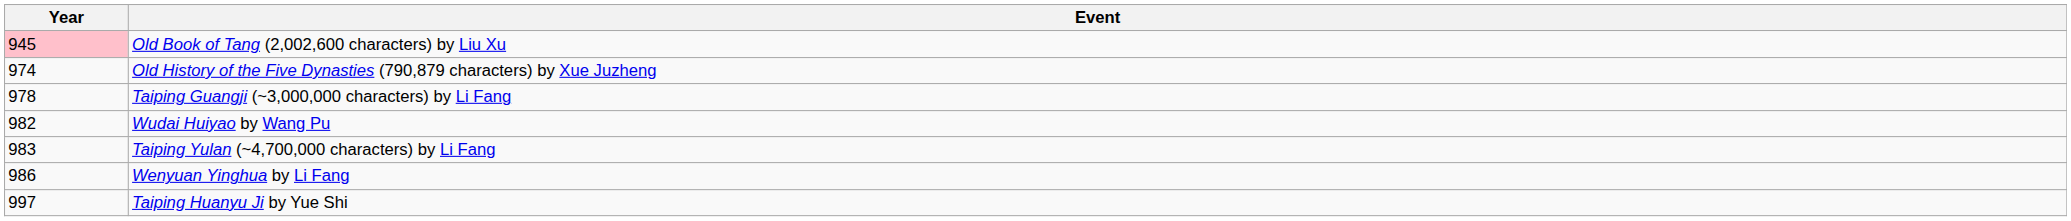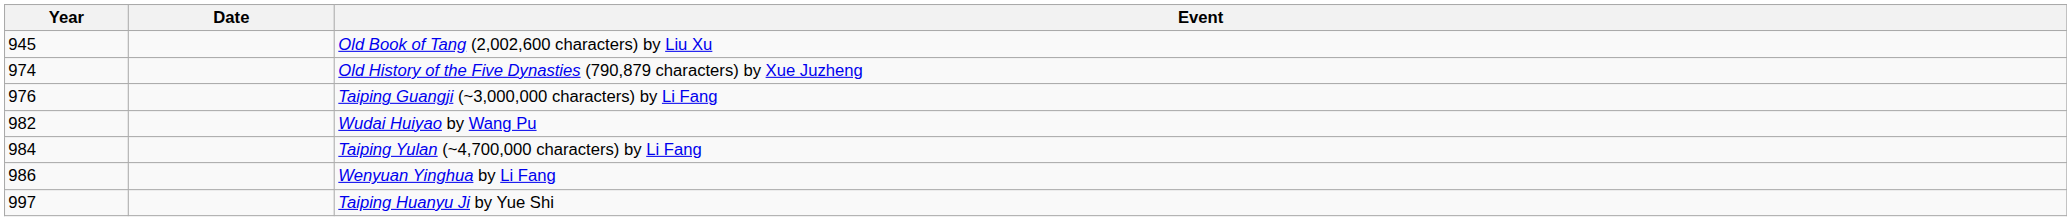+ column: (231, 17)
(22, 44) pink background -> (22, 44) no background
(22, 96) 978 -> (22, 96) 976
(22, 149) 983 -> (22, 149) 984
